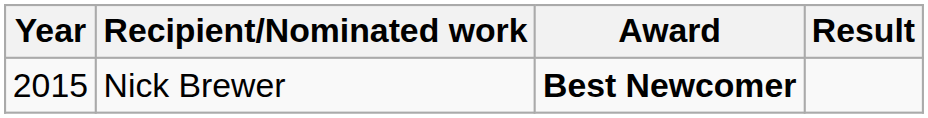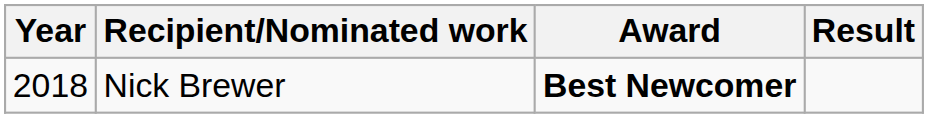(50, 84) 2015 -> (50, 84) 2018
